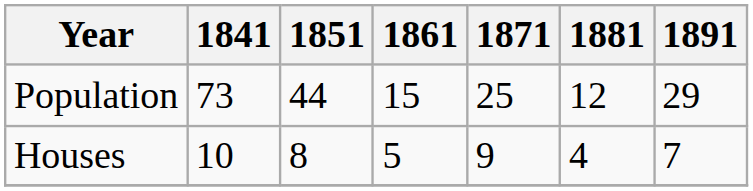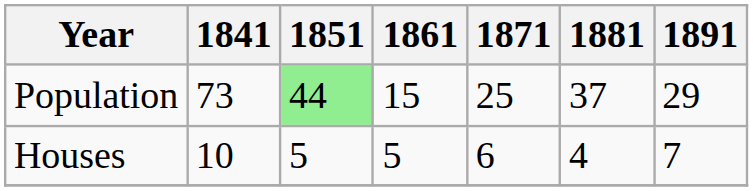(308, 94) no background -> (308, 94) lightgreen background
(588, 94) 12 -> (588, 94) 37
(299, 154) 8 -> (299, 154) 5
(485, 154) 9 -> (485, 154) 6
